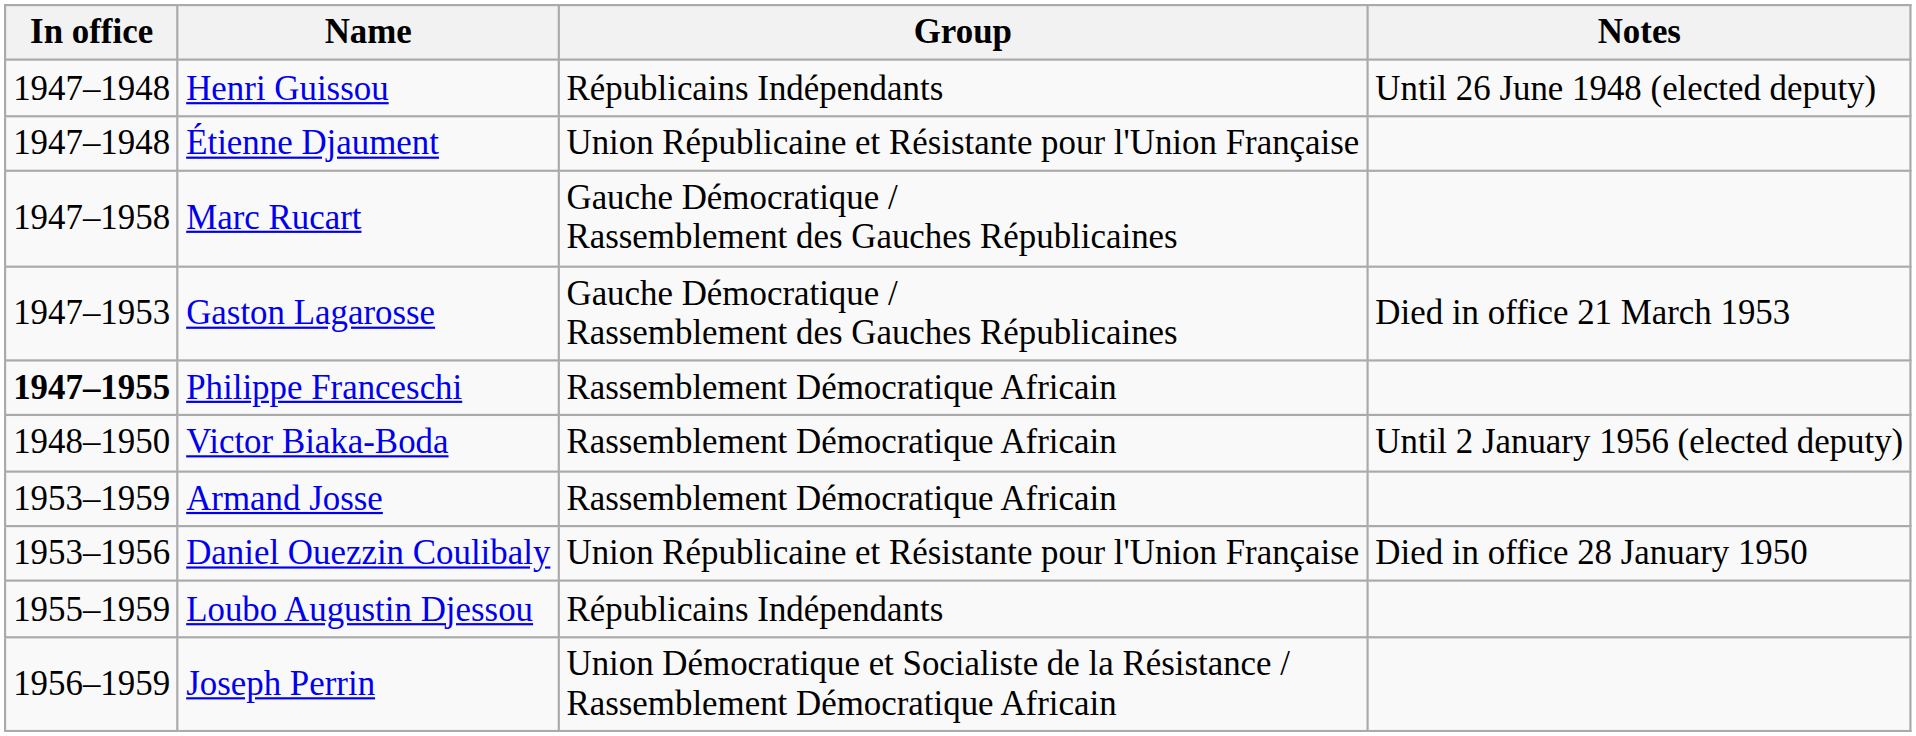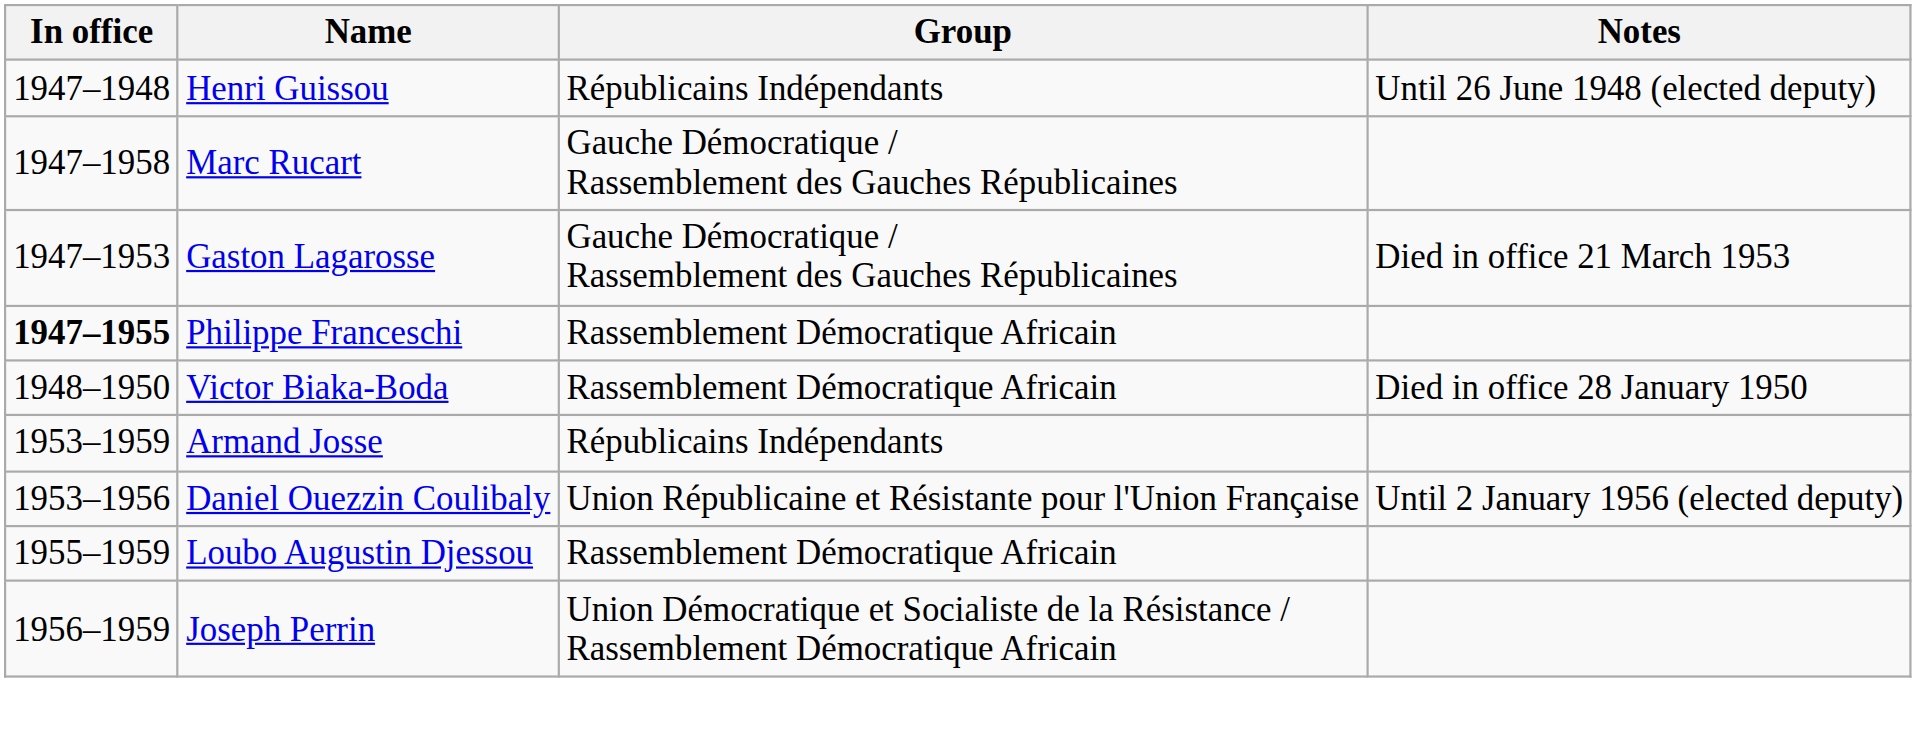- row: (313, 142)
(1639, 442) Until 2 January 1956 (elected deputy) -> (1592, 387) Died in office 28 January 1950
(842, 497) Rassemblement Démocratique Africain -> (755, 442) Républicains Indépendants
(1592, 553) Died in office 28 January 1950 -> (1639, 497) Until 2 January 1956 (elected deputy)
(755, 608) Républicains Indépendants -> (842, 553) Rassemblement Démocratique Africain
